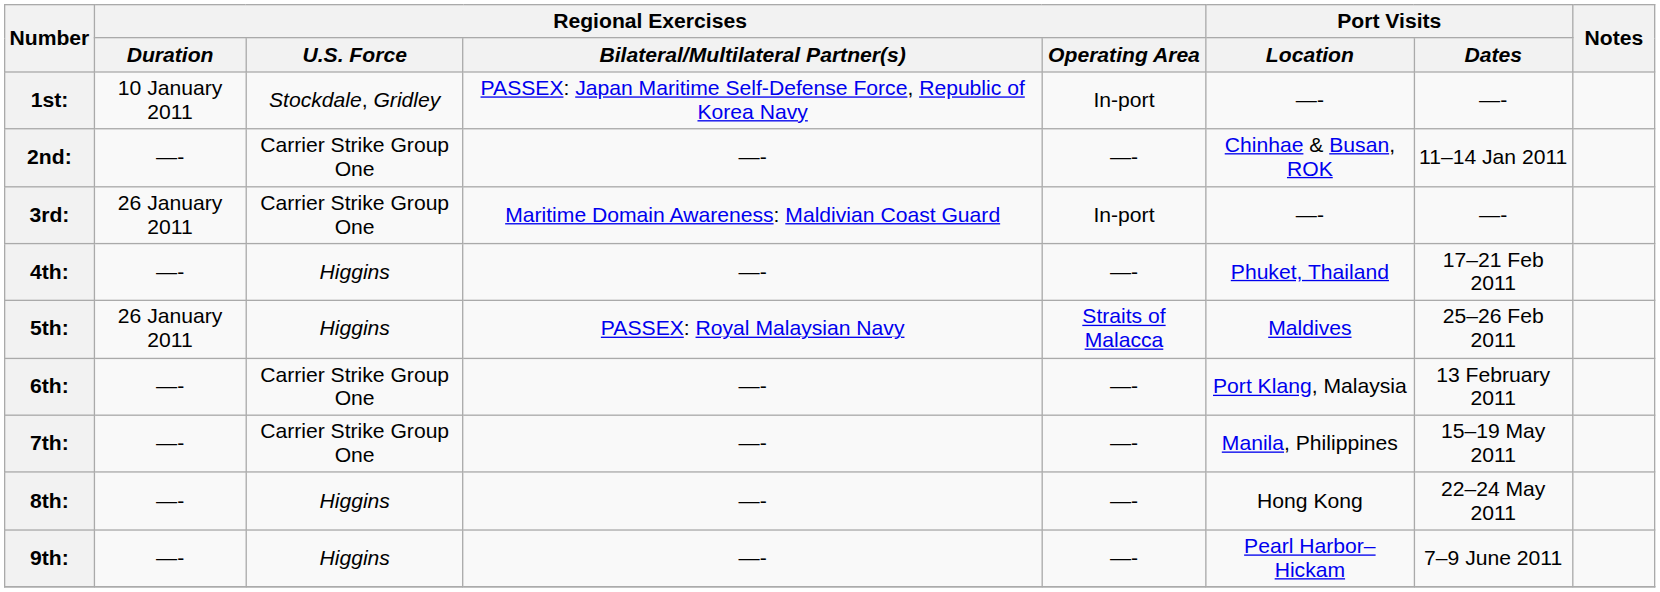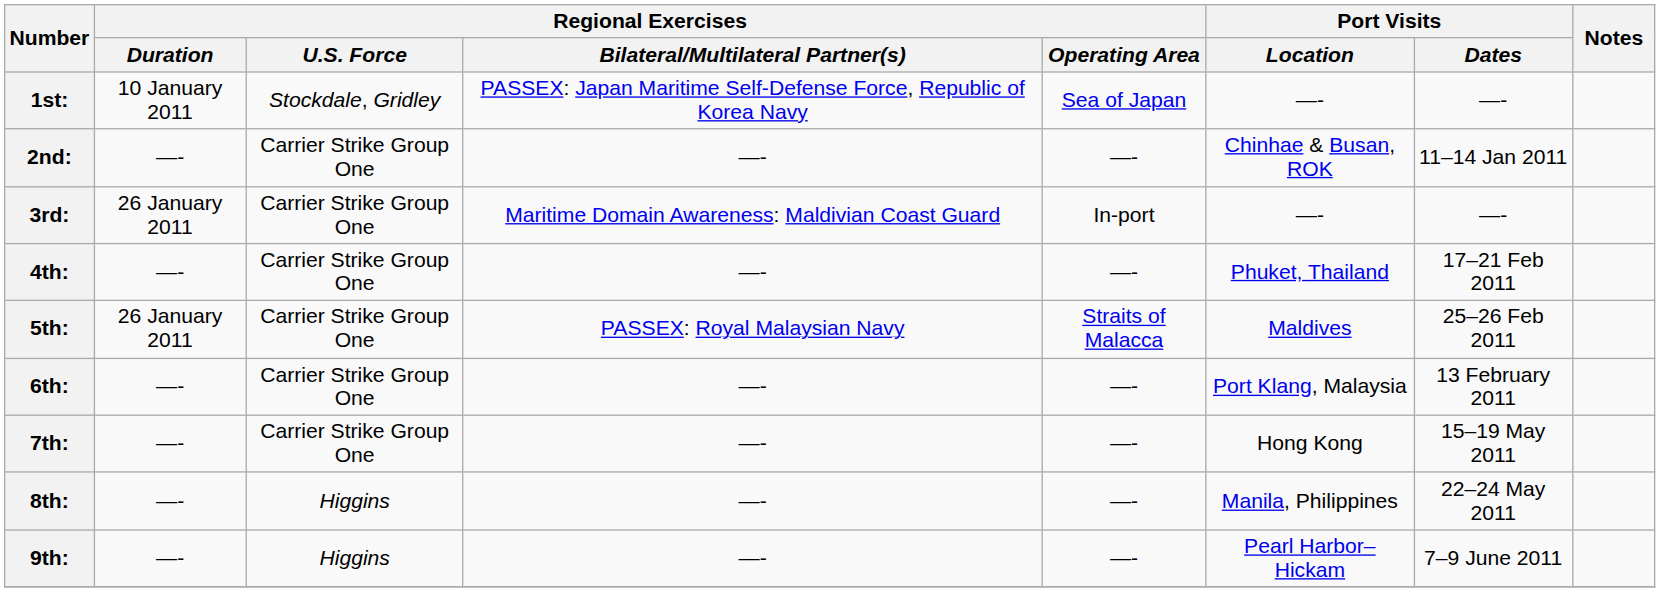(1124, 100) In-port -> (1124, 100) Sea of Japan
(355, 271) Higgins -> (355, 271) Carrier Strike Group One
(355, 329) Higgins -> (355, 329) Carrier Strike Group One
(1310, 443) Manila, Philippines -> (1310, 443) Hong Kong
(1310, 500) Hong Kong -> (1310, 500) Manila, Philippines
